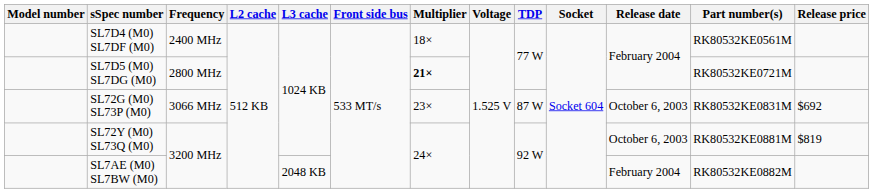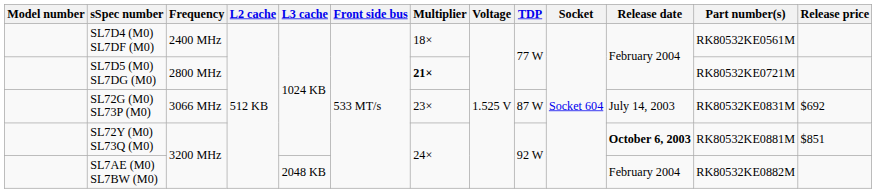(648, 106) October 6, 2003 -> (642, 106) July 14, 2003
(648, 139) normal -> (650, 139) bold
(810, 139) $819 -> (813, 139) $851
